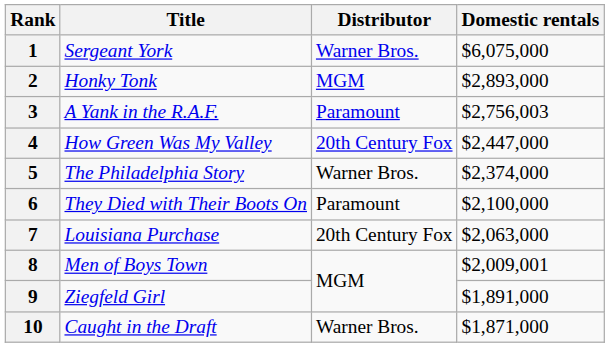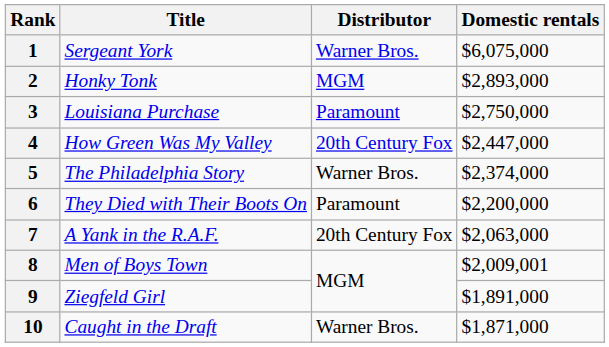(141, 111) A Yank in the R.A.F. -> (142, 111) Louisiana Purchase
(505, 111) $2,756,003 -> (505, 111) $2,750,000
(505, 204) $2,100,000 -> (505, 204) $2,200,000
(142, 234) Louisiana Purchase -> (141, 234) A Yank in the R.A.F.
